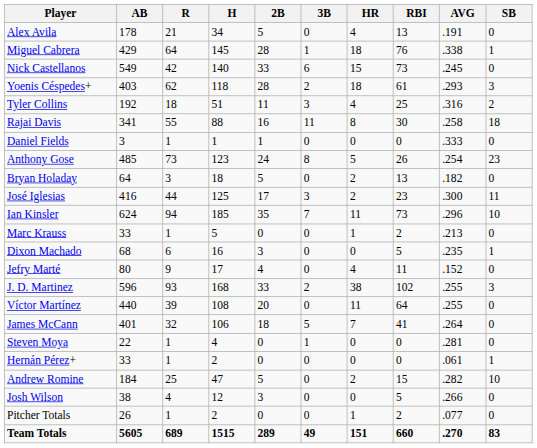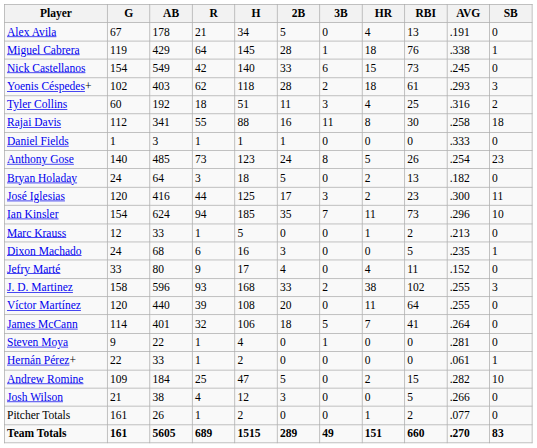+ column: (129, 13)
